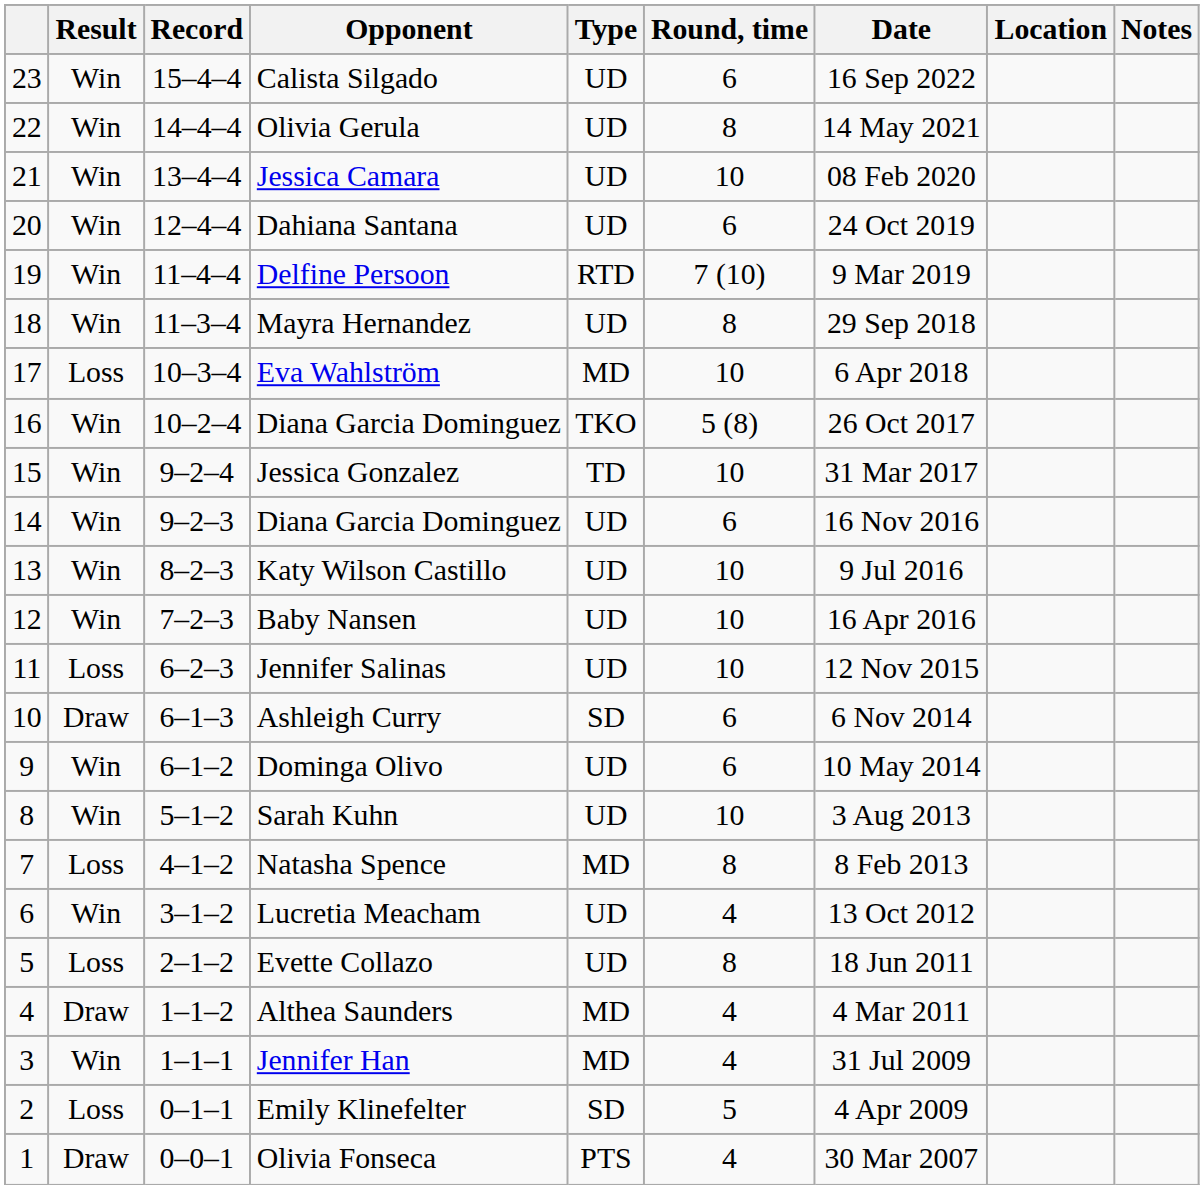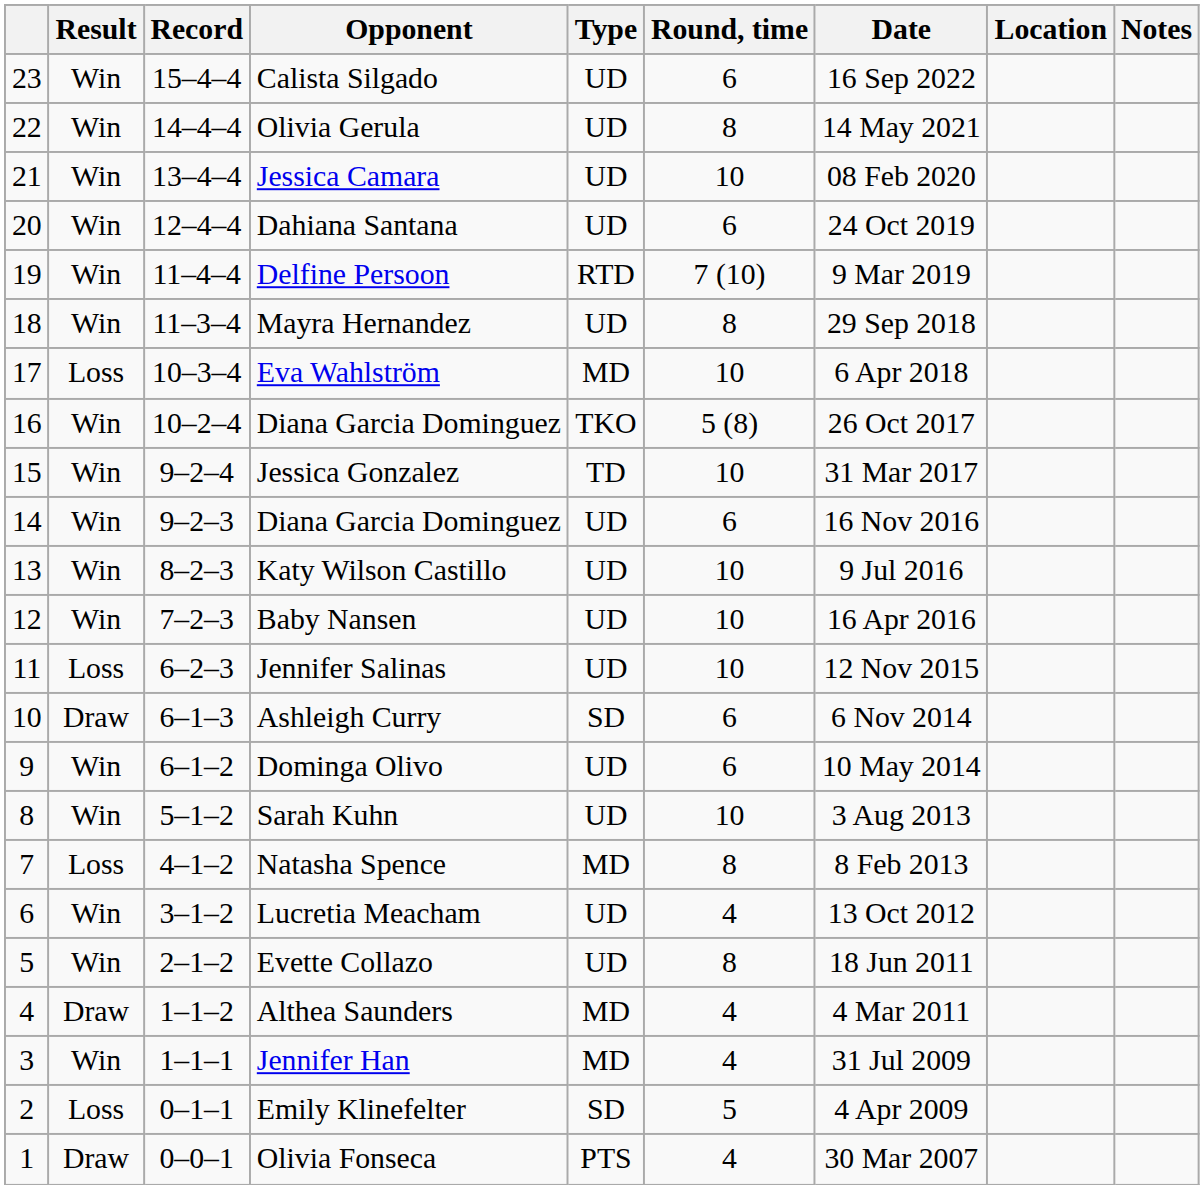(96, 962) Loss -> (96, 962) Win
